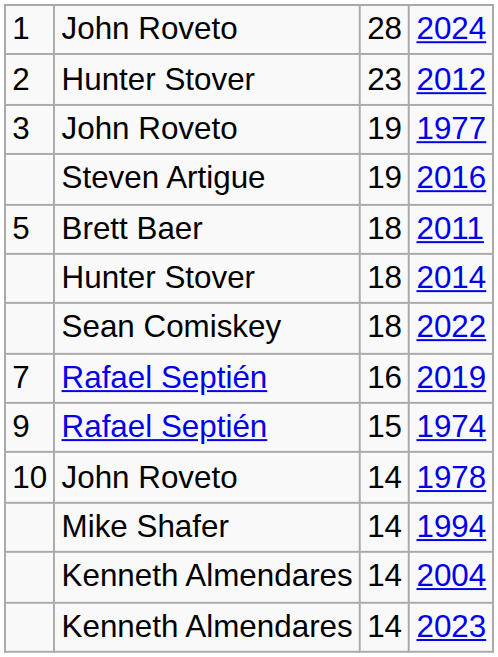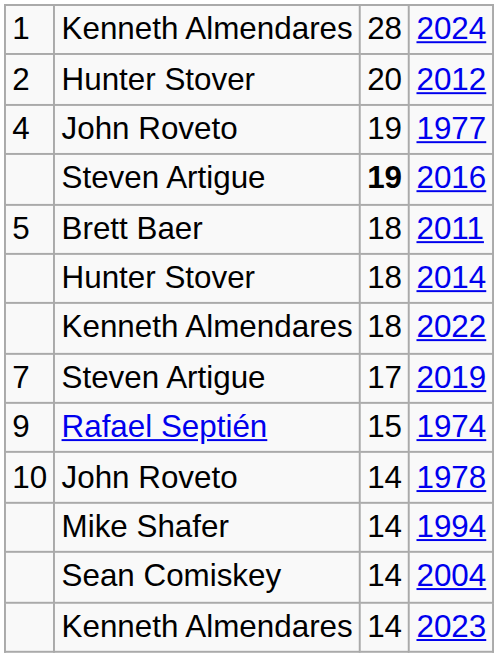(150, 29) John Roveto -> (207, 29) Kenneth Almendares
(385, 79) 23 -> (385, 79) 20
(21, 128) 3 -> (21, 128) 4
(385, 178) normal -> (385, 178) bold
(171, 327) Sean Comiskey -> (207, 327) Kenneth Almendares
(164, 377) Rafael Septién -> (164, 377) Steven Artigue
(385, 377) 16 -> (385, 377) 17
(207, 576) Kenneth Almendares -> (171, 576) Sean Comiskey
